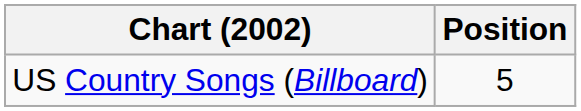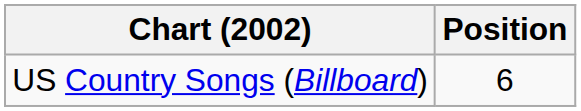(505, 79) 5 -> (505, 79) 6
